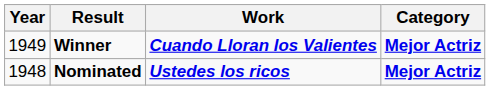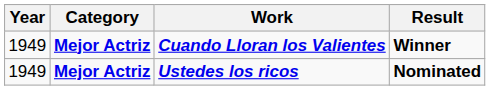columns swapped: (433, 17) <-> (98, 17)
(27, 71) 1948 -> (27, 71) 1949
